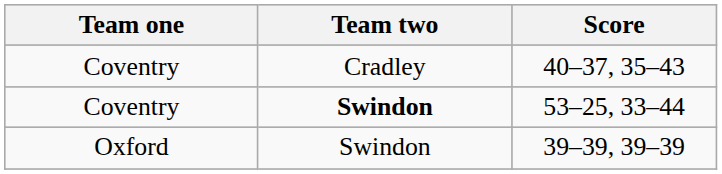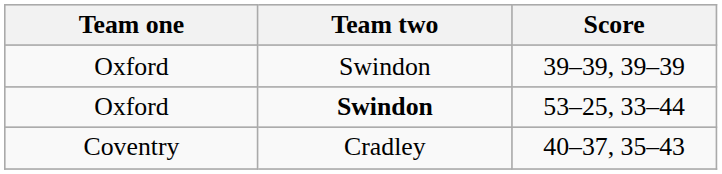rows swapped: (614, 147) <-> (614, 65)
(131, 106) Coventry -> (131, 106) Oxford
